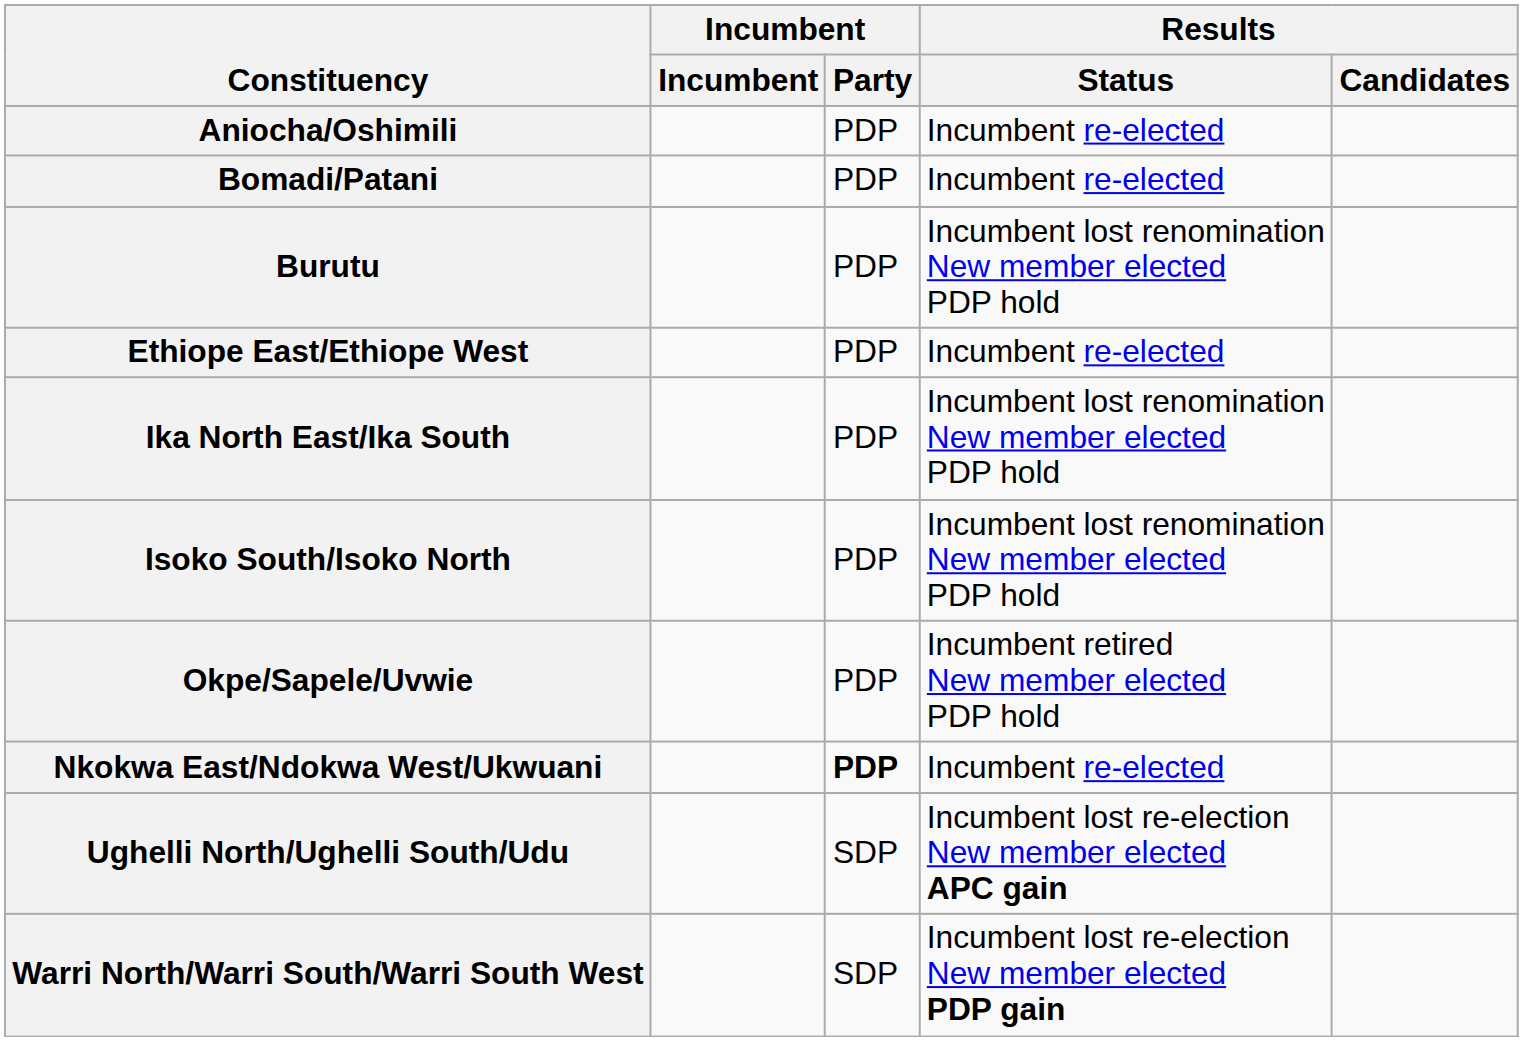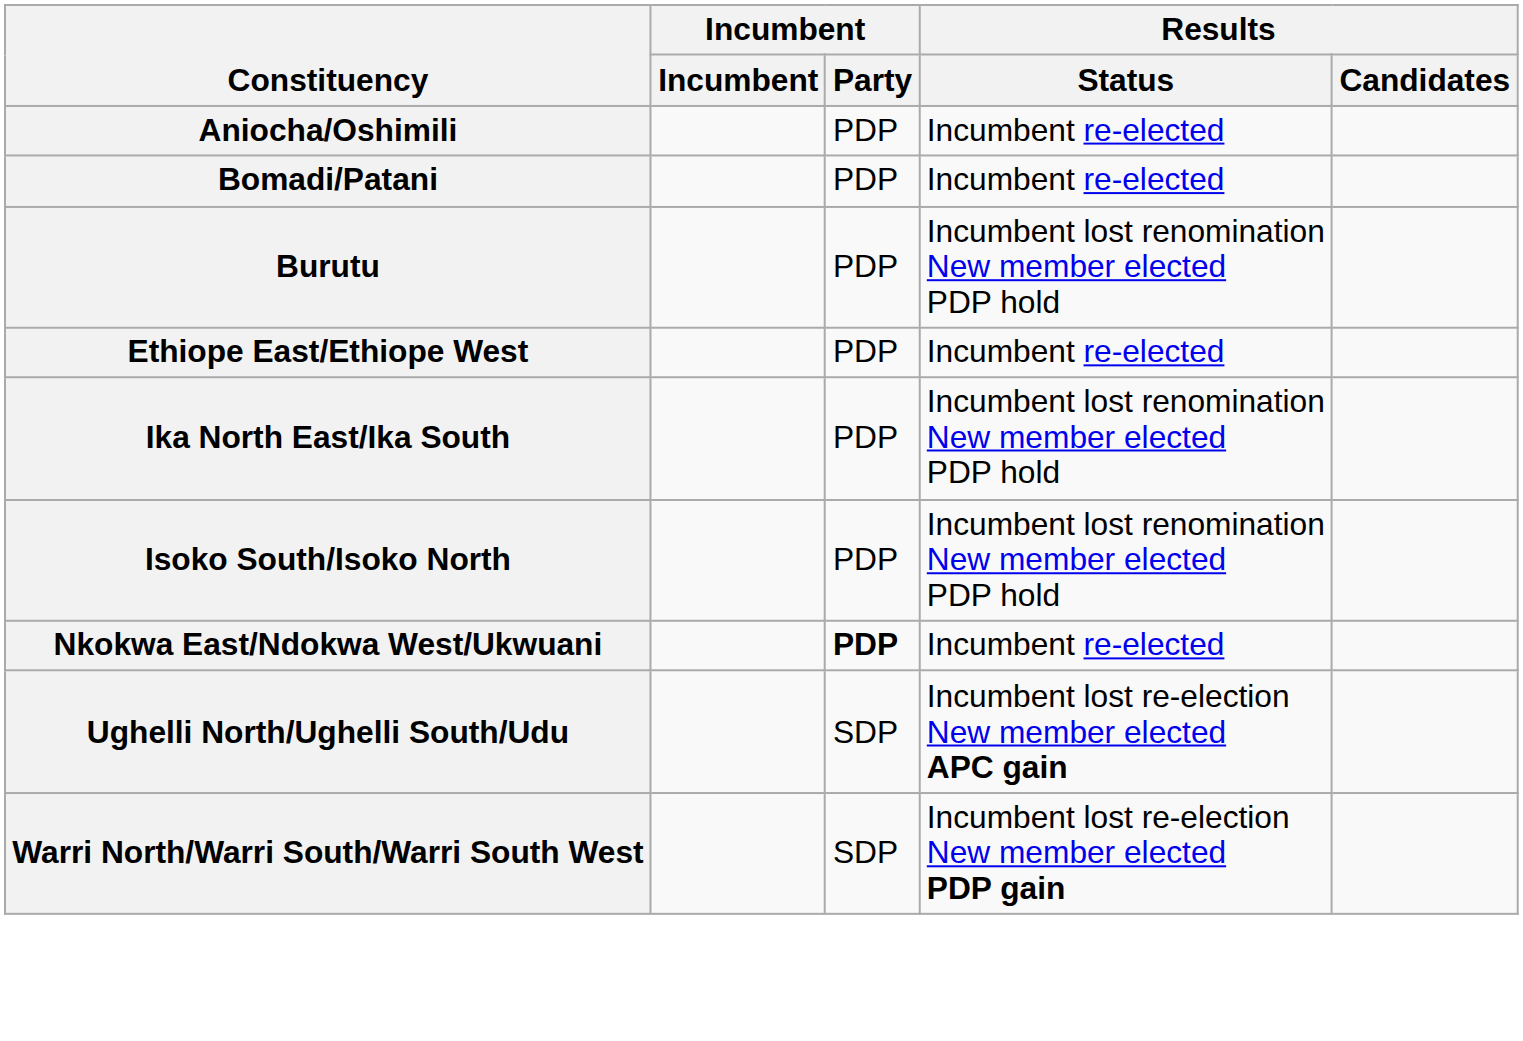- row: (328, 681)
